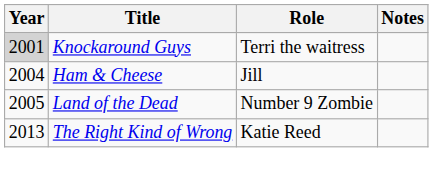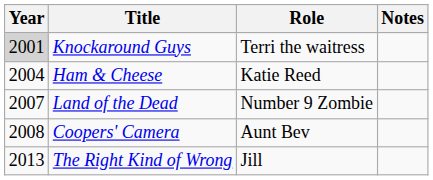(252, 75) Jill -> (281, 75) Katie Reed
(27, 103) 2005 -> (27, 103) 2007
+ row: (116, 132)
(281, 132) Katie Reed -> (252, 160) Jill
